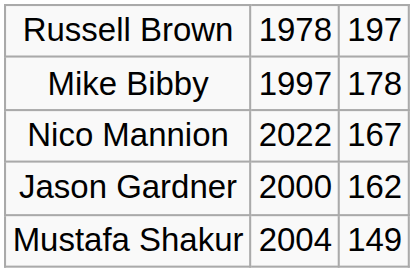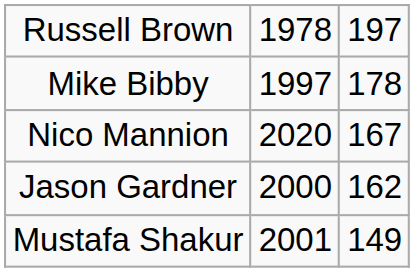(295, 135) 2022 -> (295, 135) 2020
(295, 239) 2004 -> (295, 239) 2001
